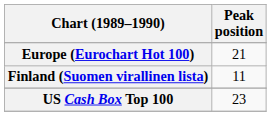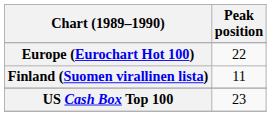(239, 54) 21 -> (239, 54) 22
